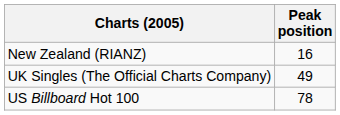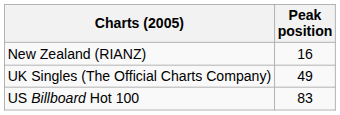(305, 98) 78 -> (305, 98) 83
